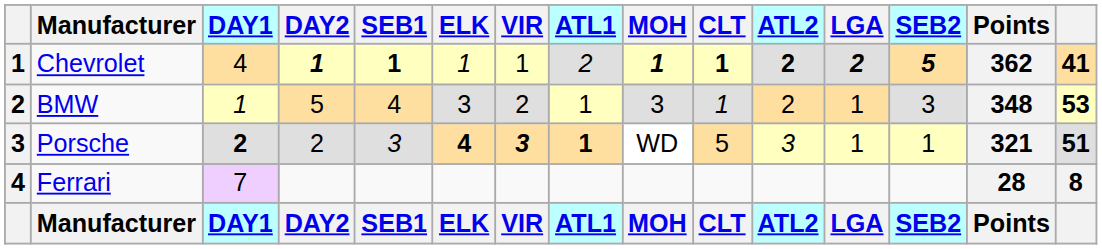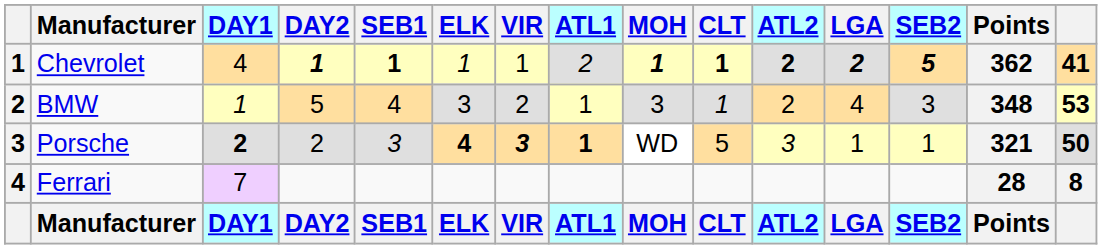(857, 104) 1 -> (857, 104) 4
(1076, 143) 51 -> (1076, 143) 50
